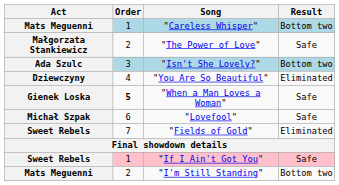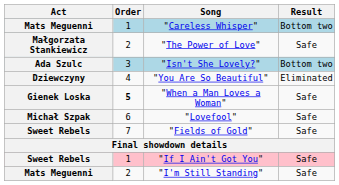(306, 131) Eliminated -> (306, 131) Safe
(306, 173) Bottom two -> (306, 173) Safe
